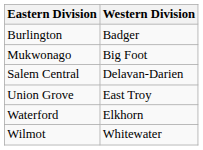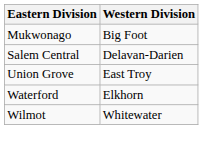- row: (35, 34)
